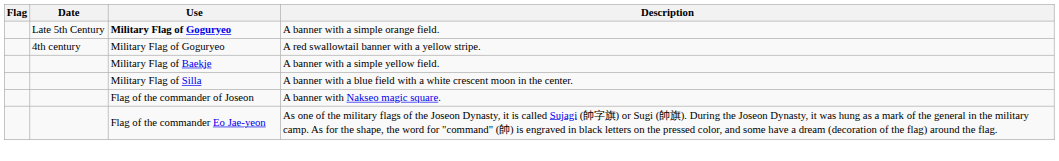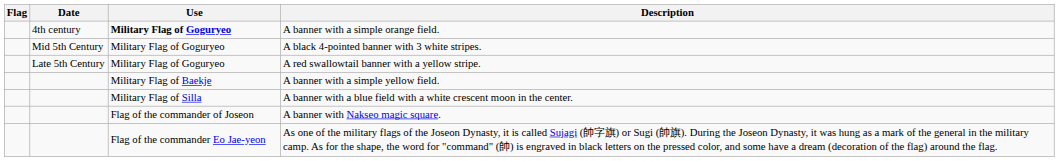(68, 30) Late 5th Century -> (56, 30) 4th century
+ row: (382, 47)
(56, 47) 4th century -> (68, 64) Late 5th Century
